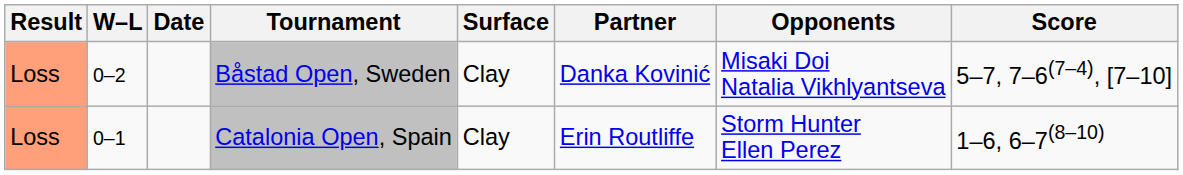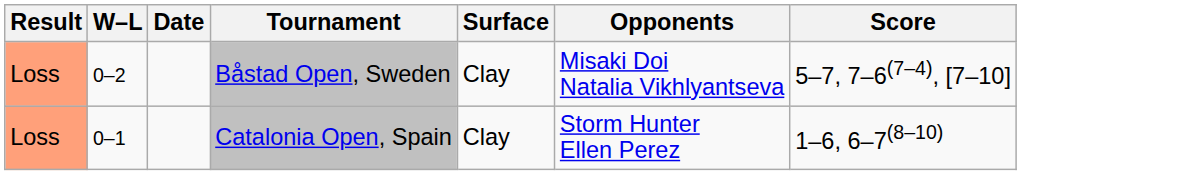- column: (635, 23)
